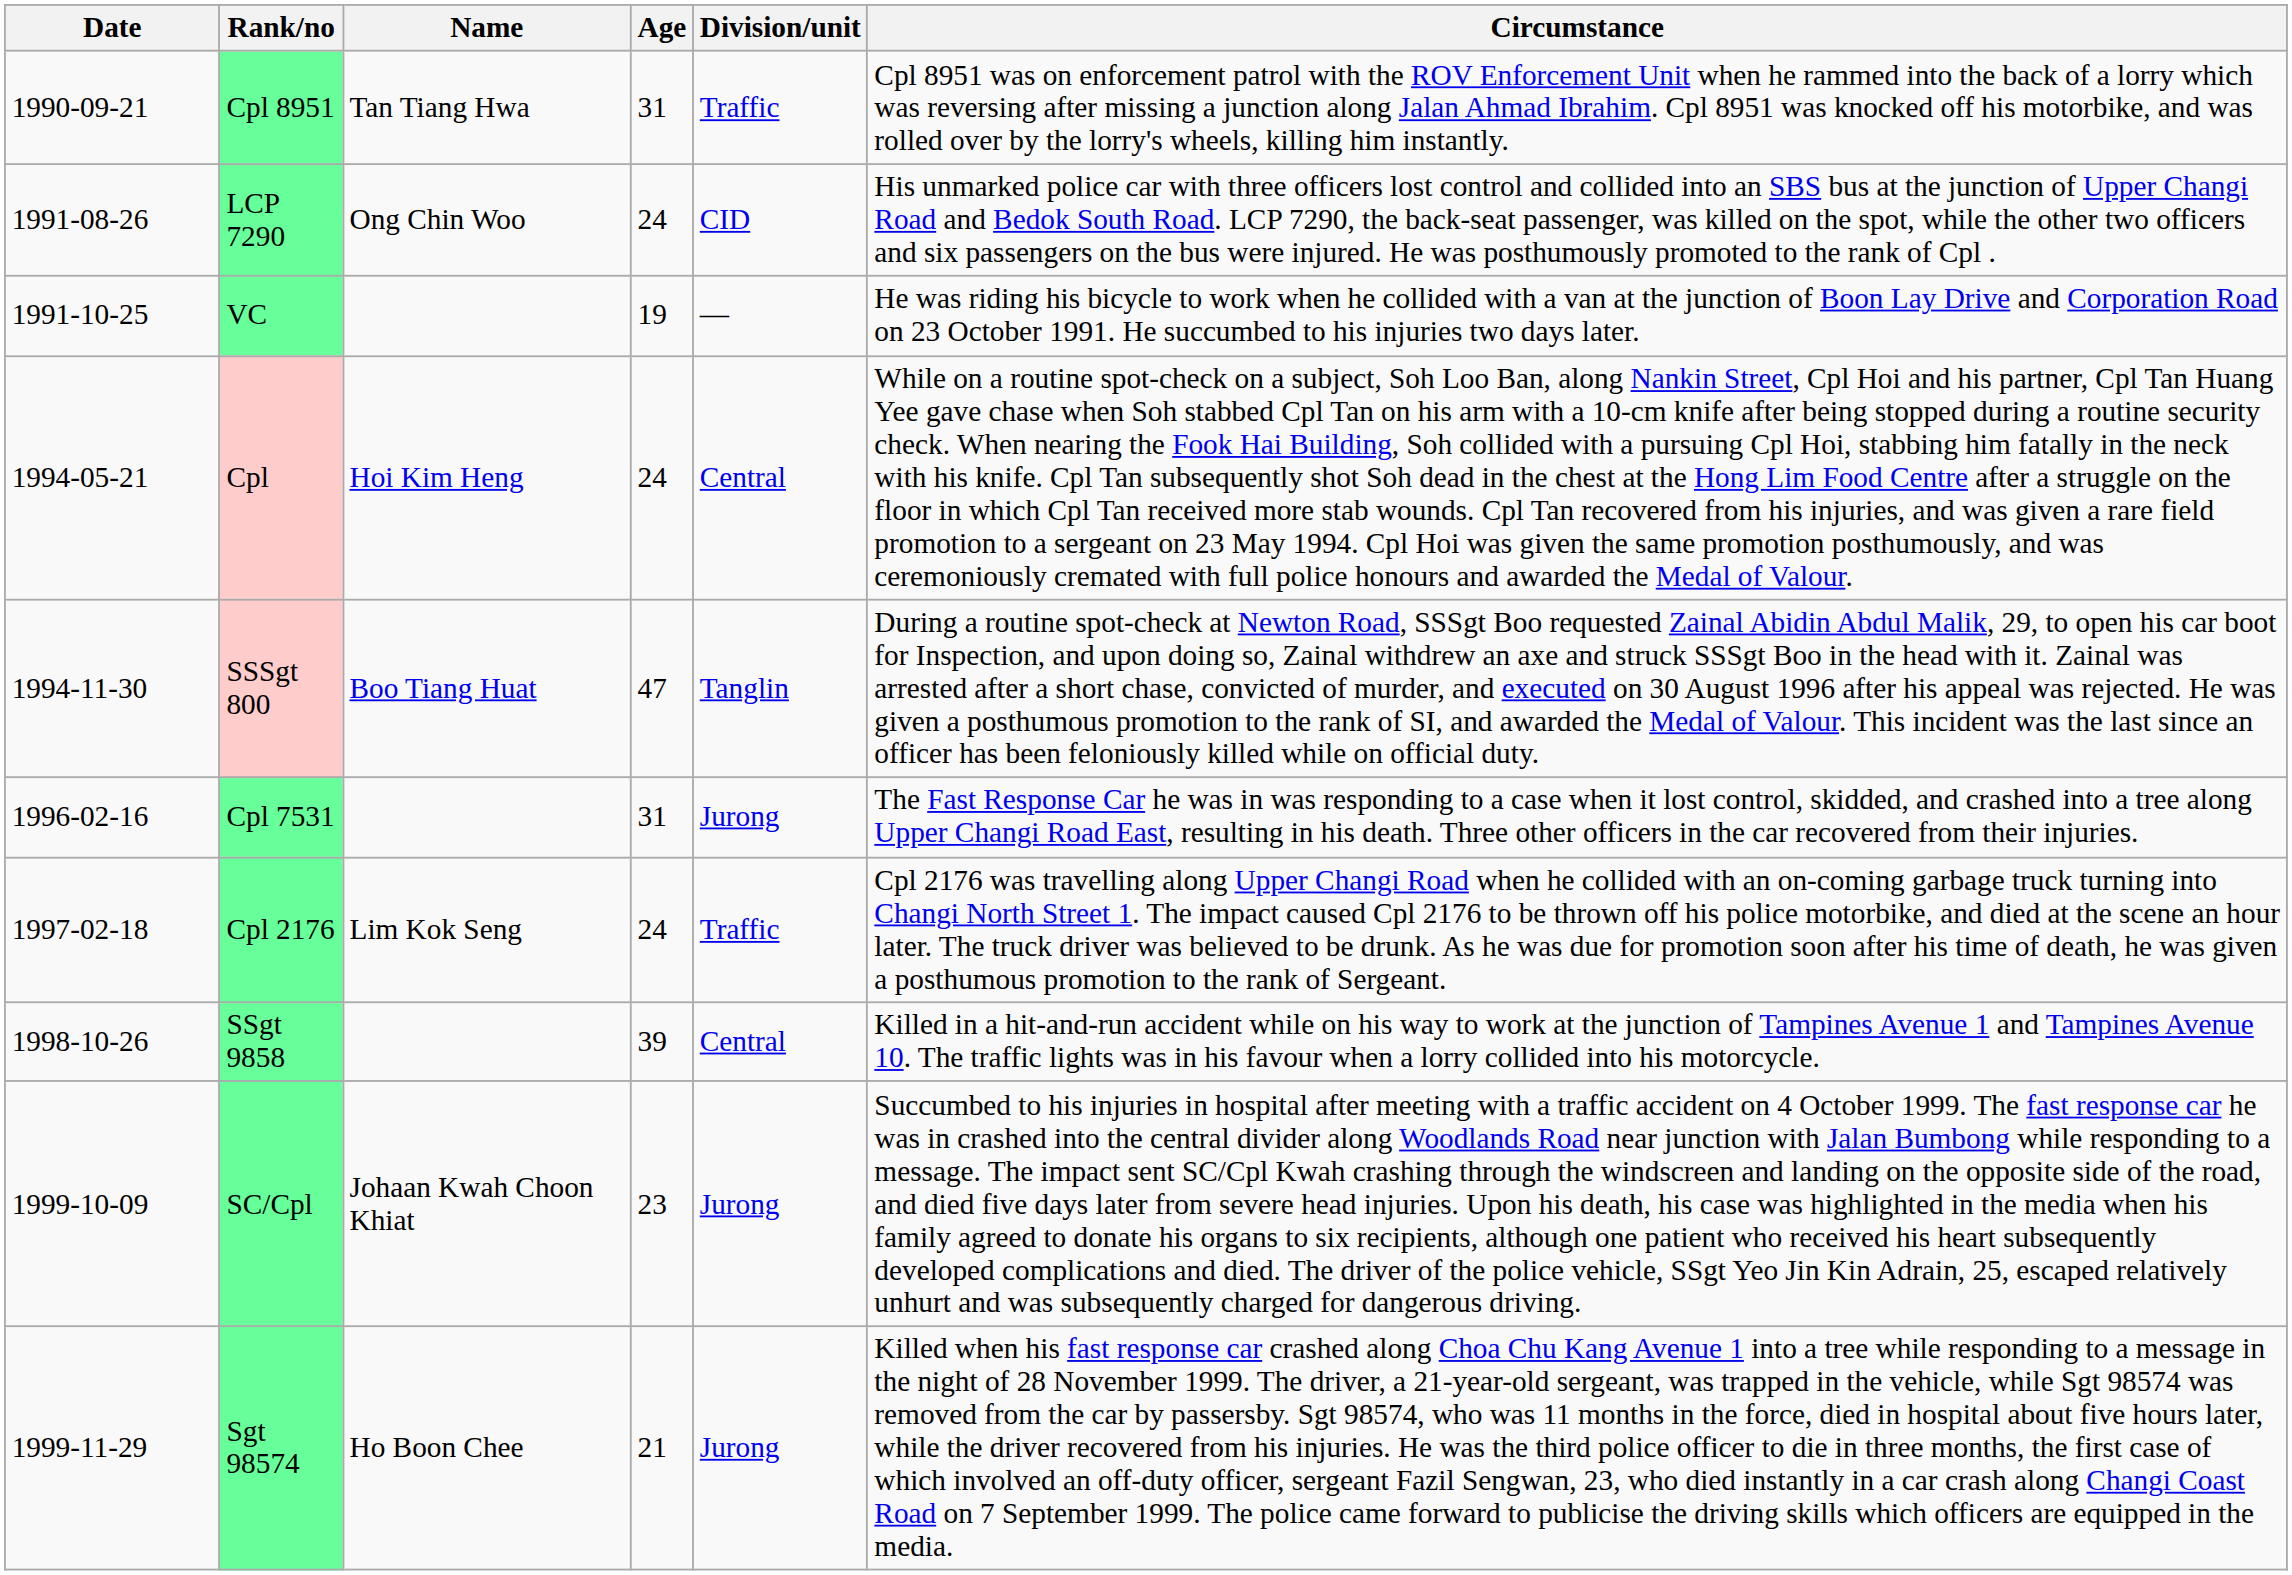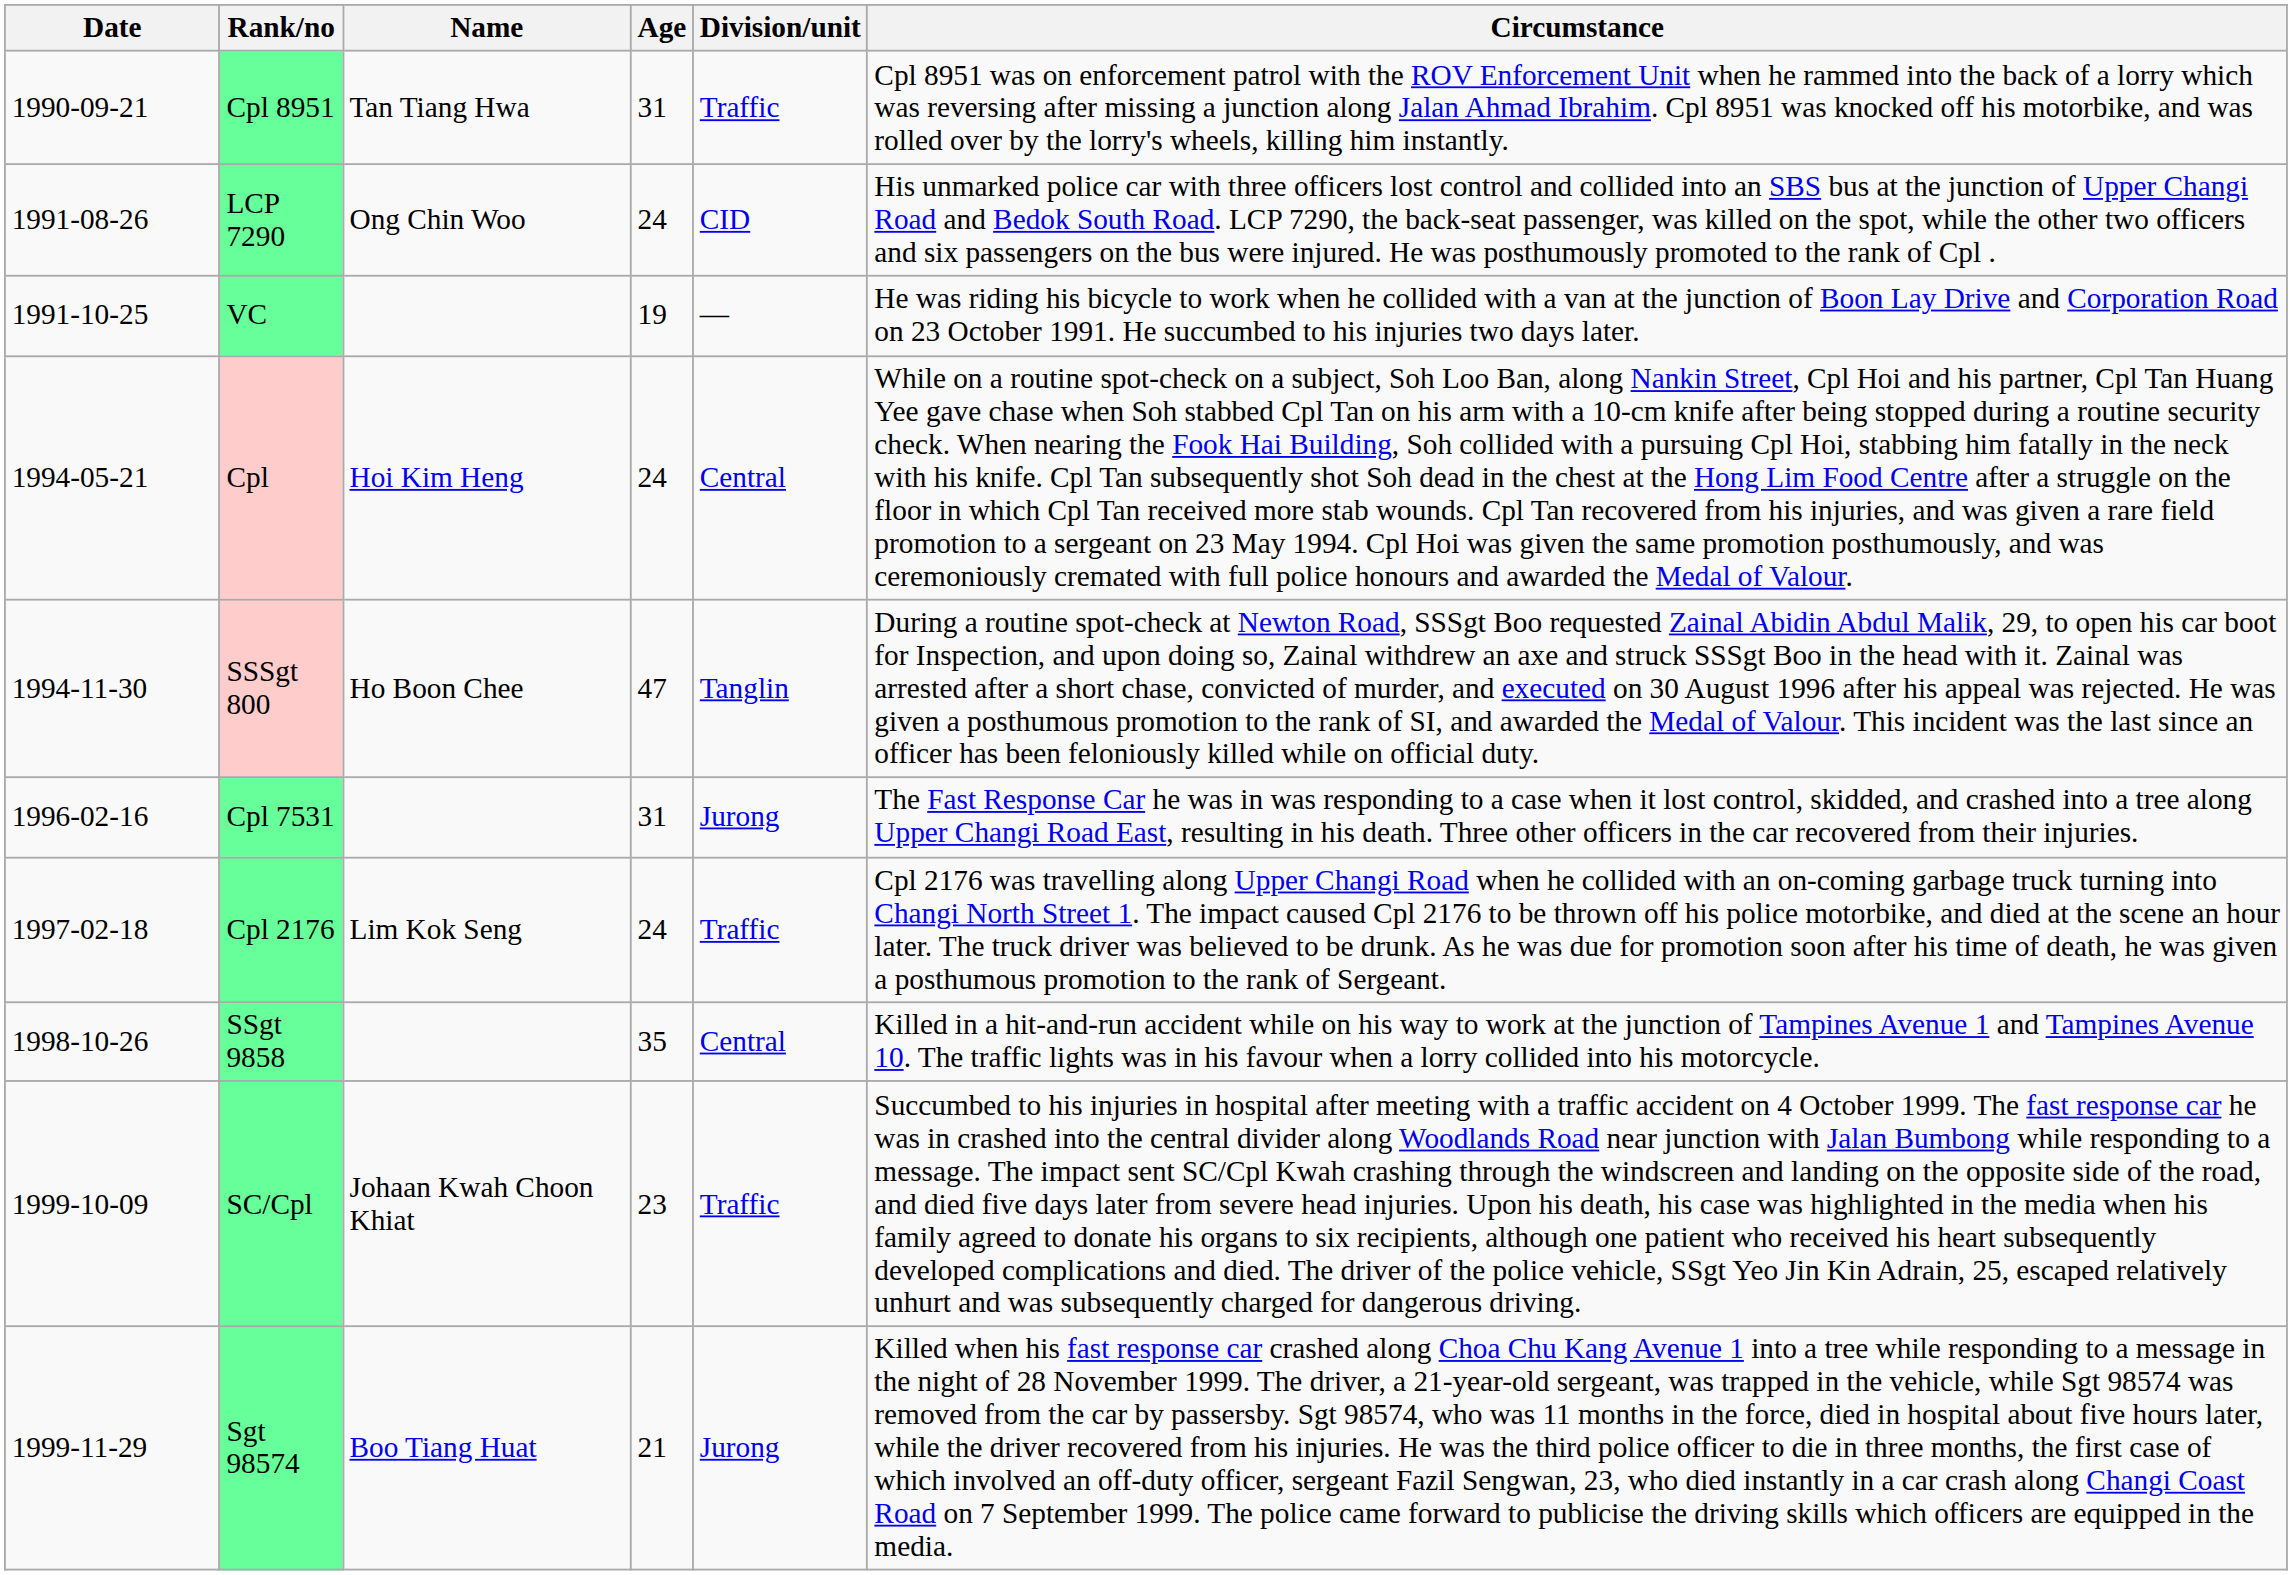(443, 688) Boo Tiang Huat -> (437, 688) Ho Boon Chee
(652, 1041) 39 -> (652, 1041) 35
(740, 1203) Jurong -> (740, 1203) Traffic
(437, 1447) Ho Boon Chee -> (443, 1447) Boo Tiang Huat
